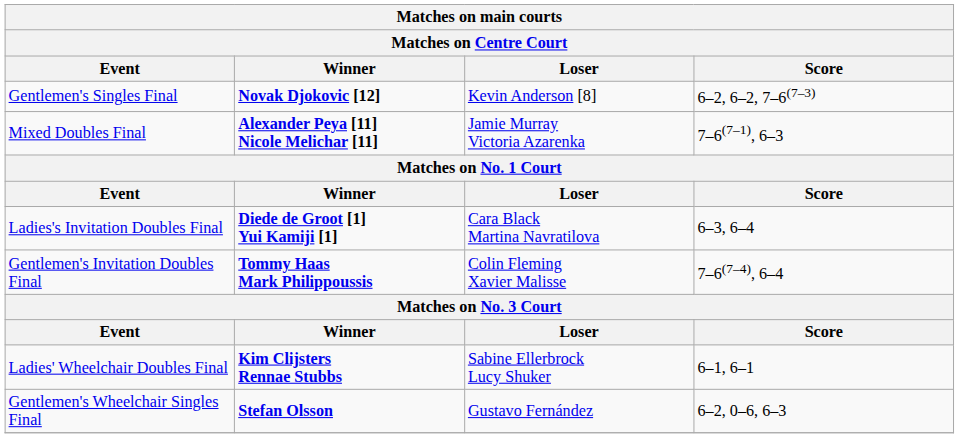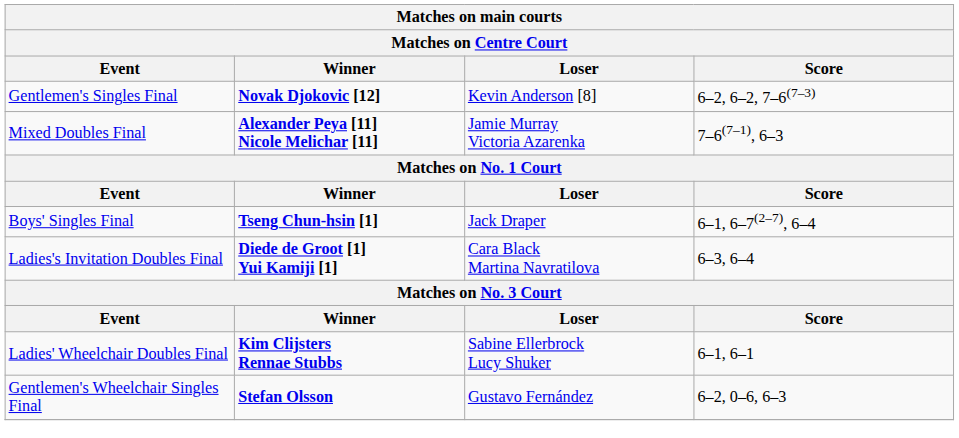+ row: (71, 221)
- row: (111, 272)
